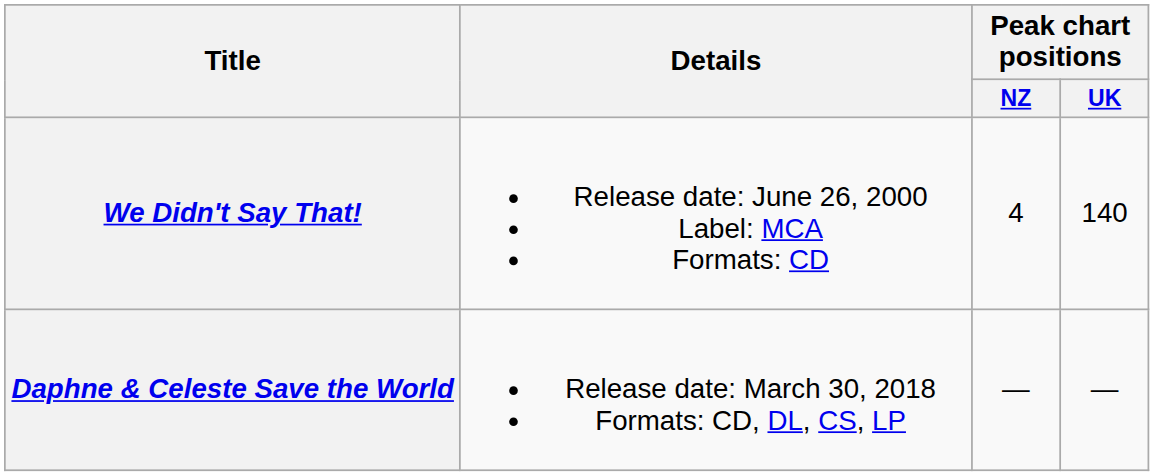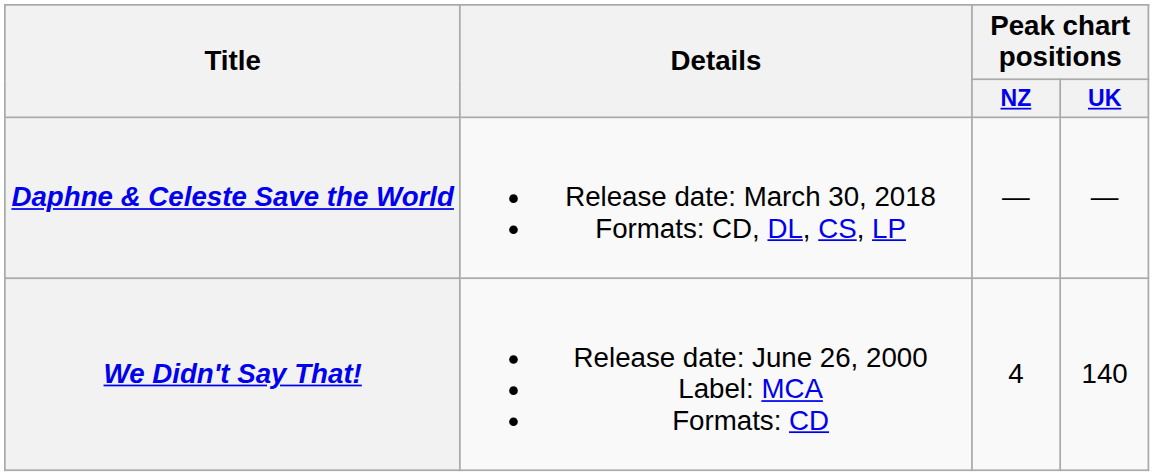rows swapped: (233, 212) <-> (233, 389)
